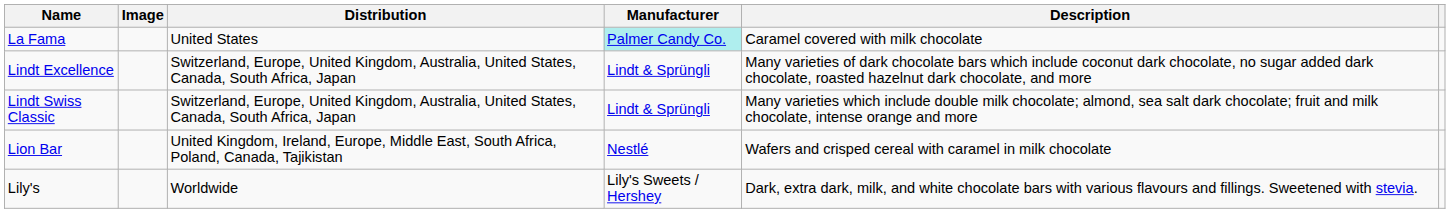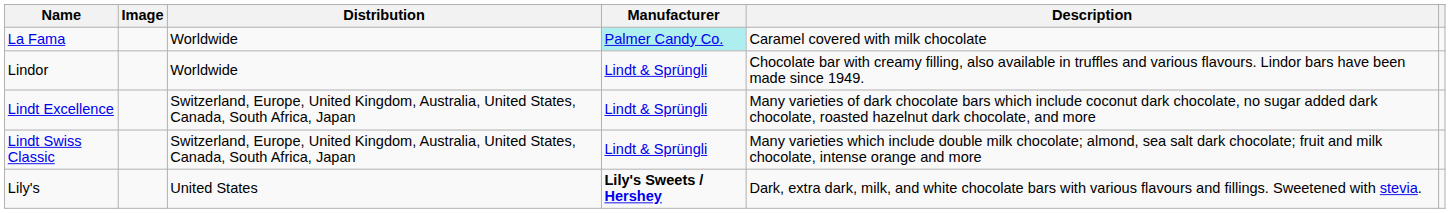(214, 39) United States -> (204, 39) Worldwide
+ row: (28, 70)
- row: (35, 149)
(204, 188) Worldwide -> (214, 188) United States
(653, 188) normal -> (654, 188) bold
